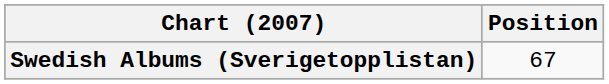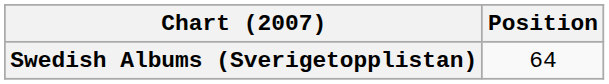(543, 61) 67 -> (543, 61) 64
